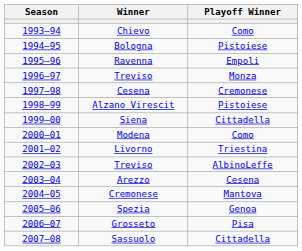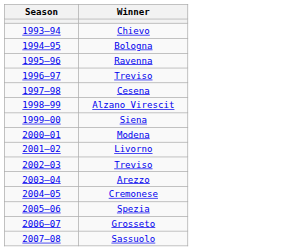- column: (243, 21)
